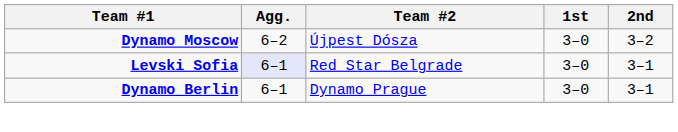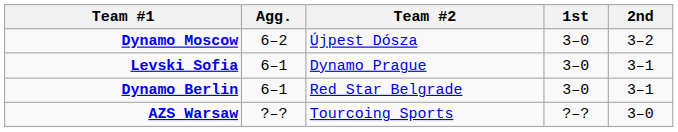(274, 65) lavender background -> (274, 65) no background
(386, 65) Red Star Belgrade -> (368, 65) Dynamo Prague
(368, 90) Dynamo Prague -> (386, 90) Red Star Belgrade
+ row: (193, 114)
